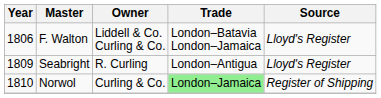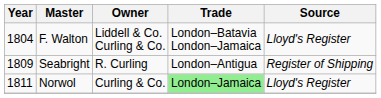(20, 39) 1806 -> (20, 39) 1804
(308, 64) Lloyd's Register -> (320, 64) Register of Shipping
(20, 83) 1810 -> (20, 83) 1811
(320, 83) Register of Shipping -> (308, 83) Lloyd's Register
